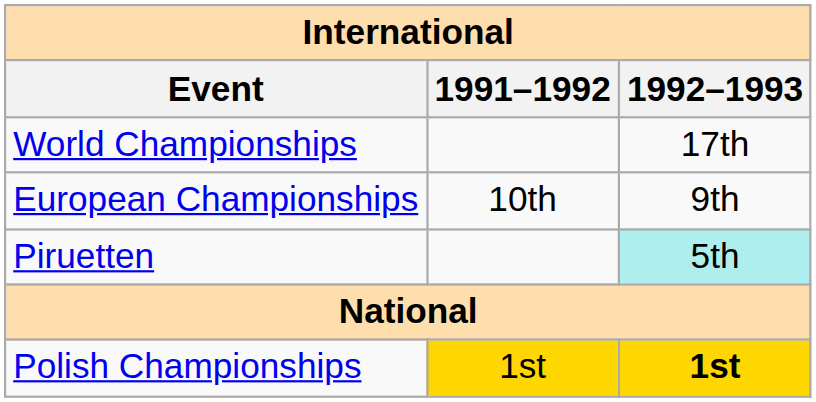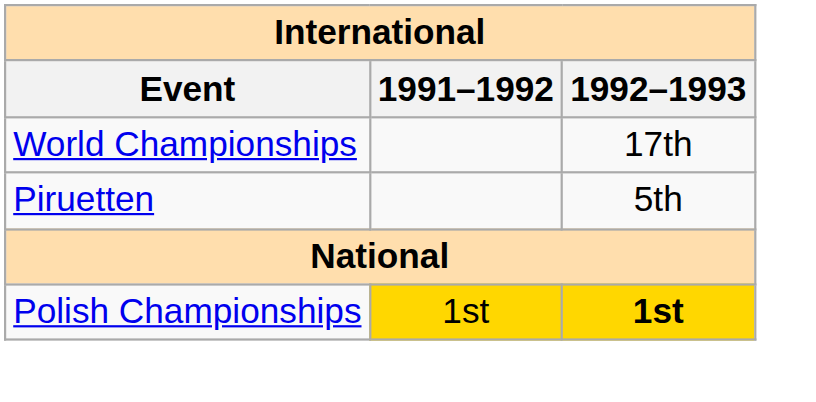- row: (216, 199)
(715, 255) paleturquoise background -> (658, 199) no background
